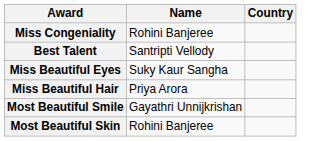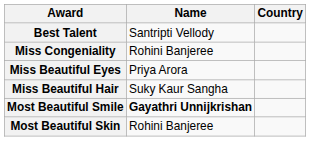rows swapped: (65, 32) <-> (65, 51)
(178, 70) Suky Kaur Sangha -> (158, 70) Priya Arora
(158, 88) Priya Arora -> (178, 88) Suky Kaur Sangha
(186, 107) normal -> (191, 107) bold
